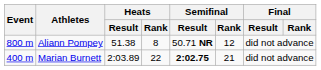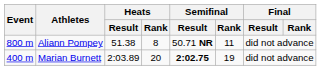(229, 43) 12 -> (229, 43) 11
(156, 58) 22 -> (156, 58) 20
(229, 58) 21 -> (229, 58) 19
